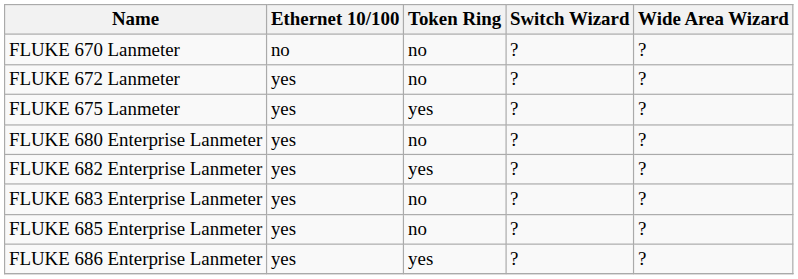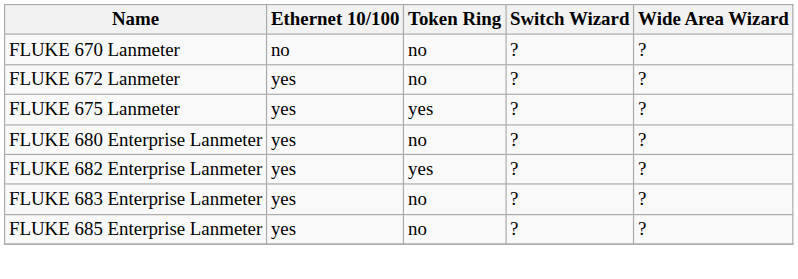- row: (136, 259)
